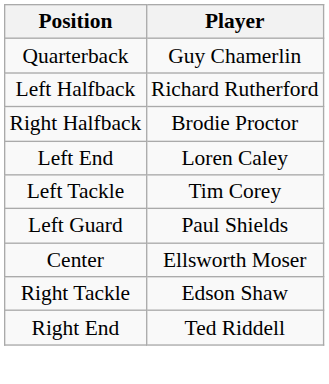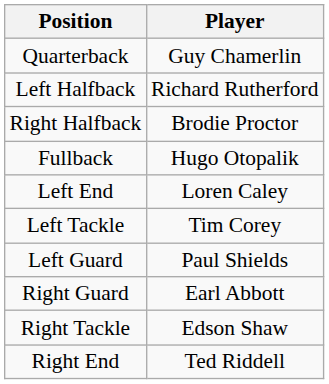+ row: (75, 157)
- row: (75, 259)
+ row: (75, 293)
